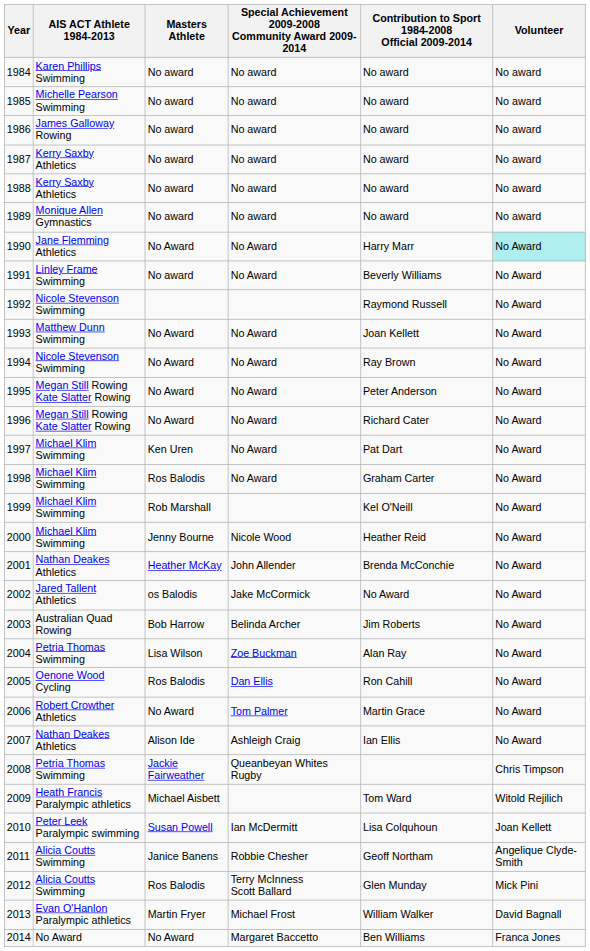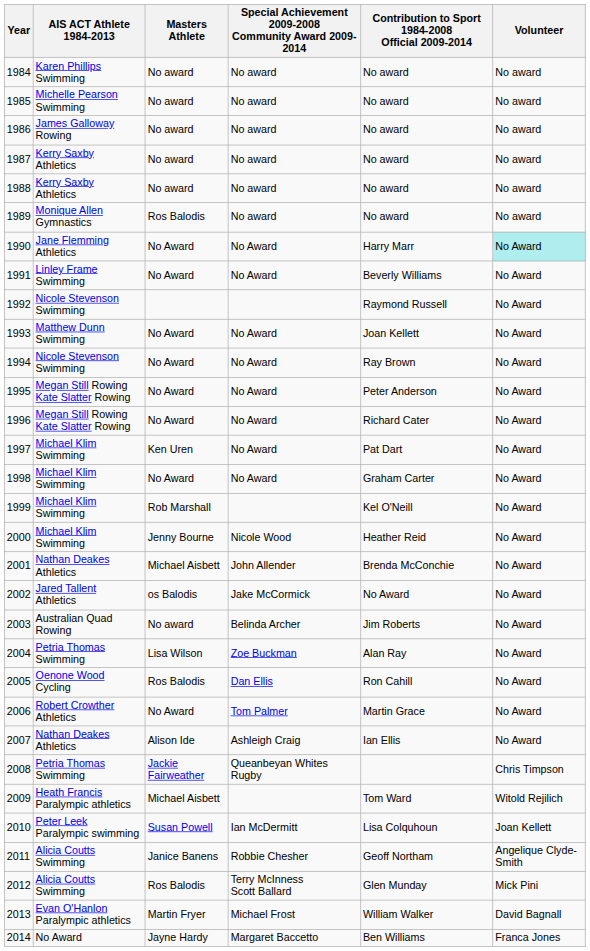(171, 217) No award -> (176, 217) Ros Balodis
(171, 275) No award -> (171, 275) No Award
(176, 479) Ros Balodis -> (171, 479) No Award
(185, 566) Heather McKay -> (184, 566) Michael Aisbett
(176, 624) Bob Harrow -> (171, 624) No award
(171, 938) No Award -> (178, 938) Jayne Hardy
